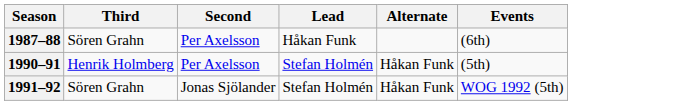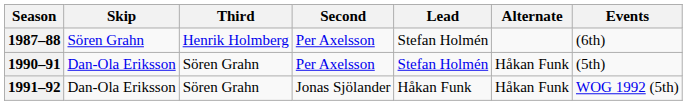+ column: (122, 16)
(106, 40) Sören Grahn -> (236, 40) Henrik Holmberg
(319, 40) Håkan Funk -> (443, 40) Stefan Holmén
(121, 64) Henrik Holmberg -> (221, 64) Sören Grahn
(328, 87) Stefan Holmén -> (435, 87) Håkan Funk
